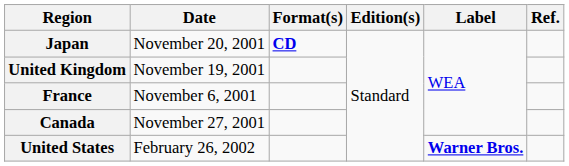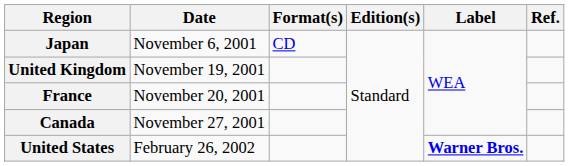(199, 43) November 20, 2001 -> (195, 43) November 6, 2001
(284, 43) bold -> (284, 43) normal
(195, 95) November 6, 2001 -> (199, 95) November 20, 2001
